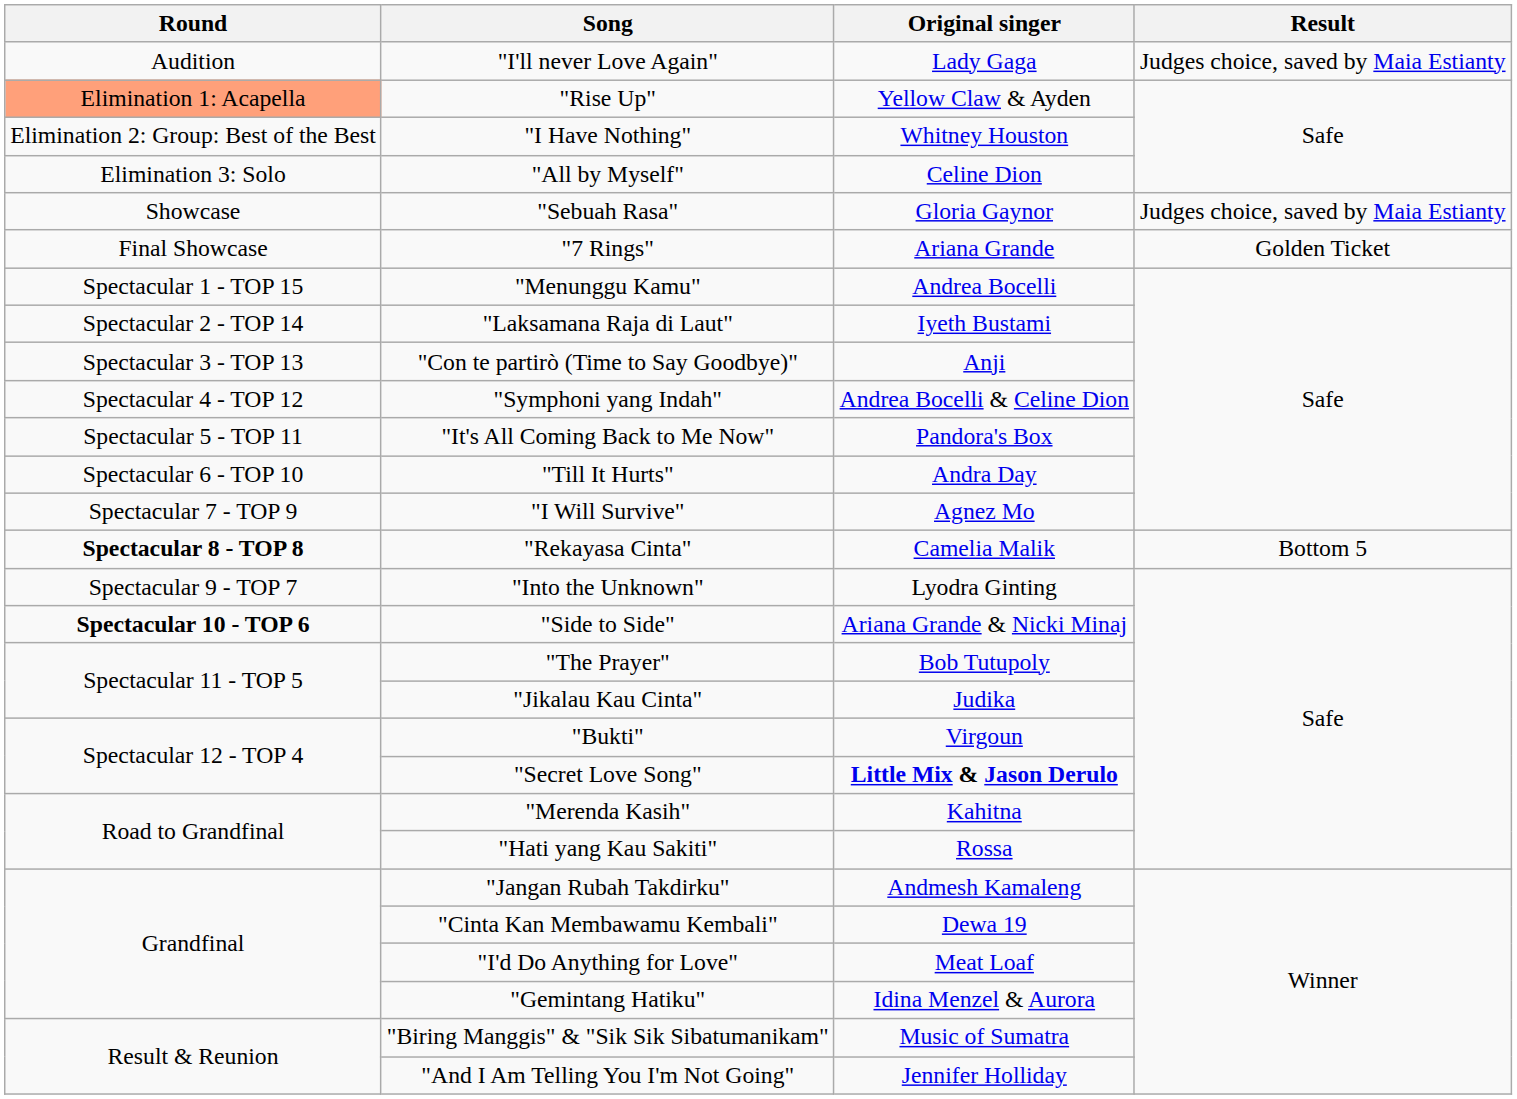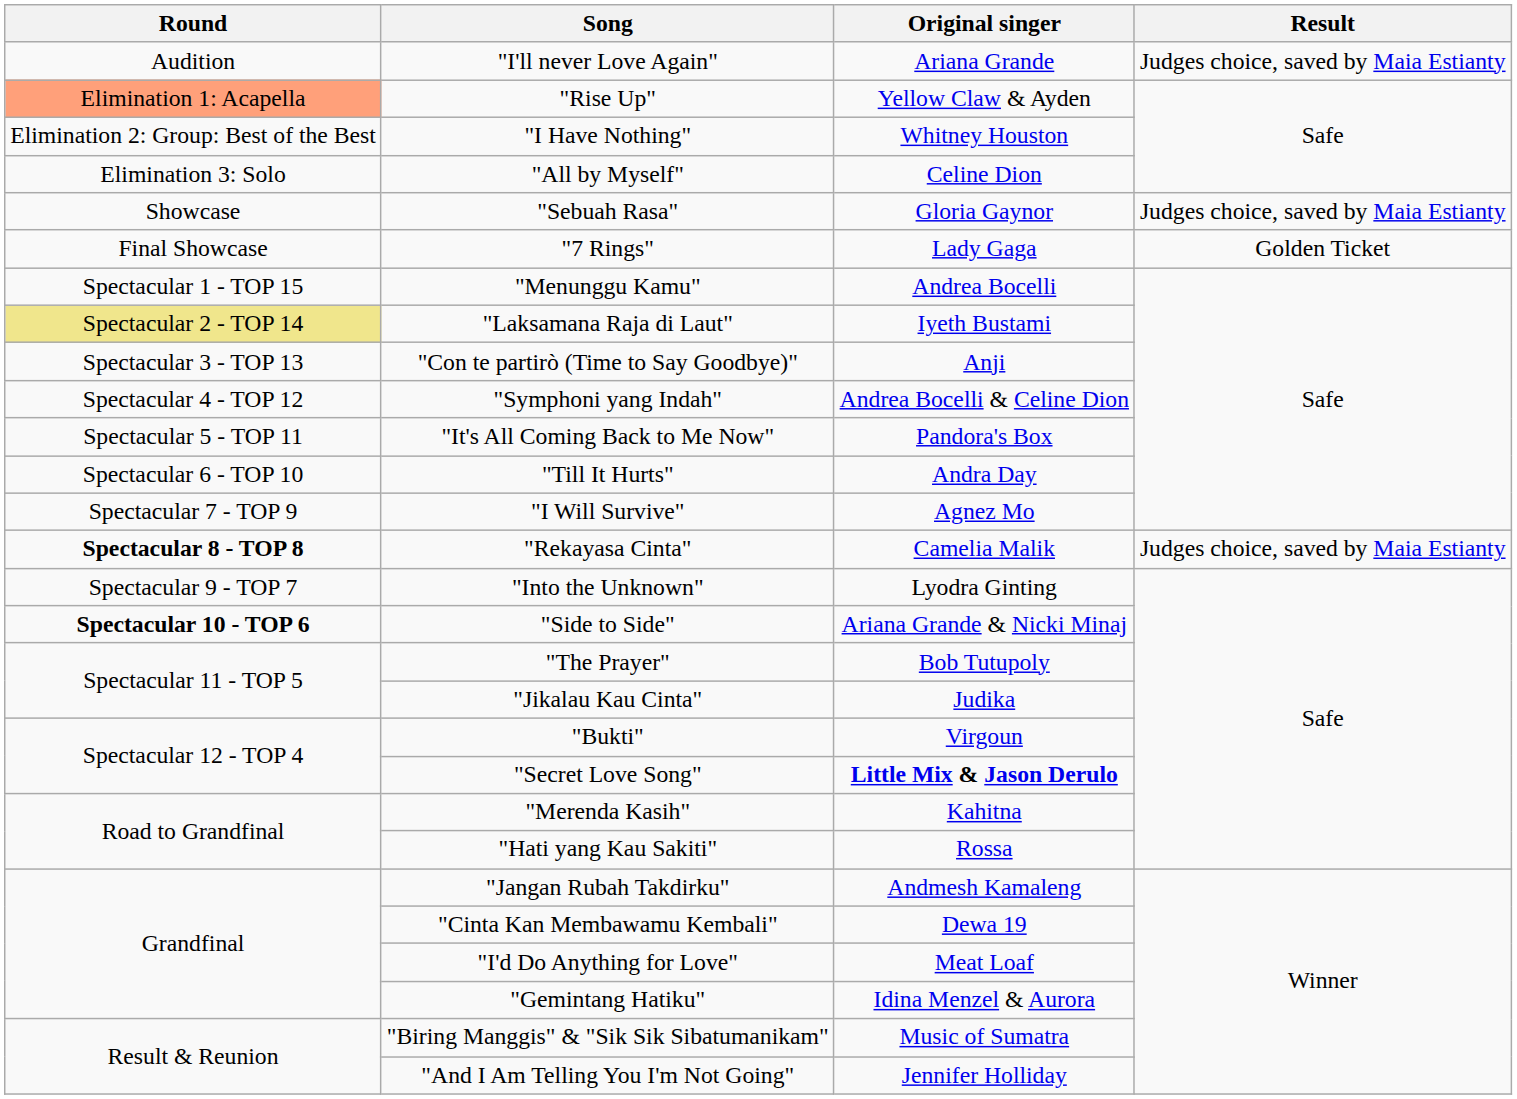(984, 60) Lady Gaga -> (984, 60) Ariana Grande
(984, 248) Ariana Grande -> (984, 248) Lady Gaga
(193, 323) no background -> (193, 323) khaki background
(1323, 549) Bottom 5 -> (1323, 549) Judges choice, saved by Maia Estianty
